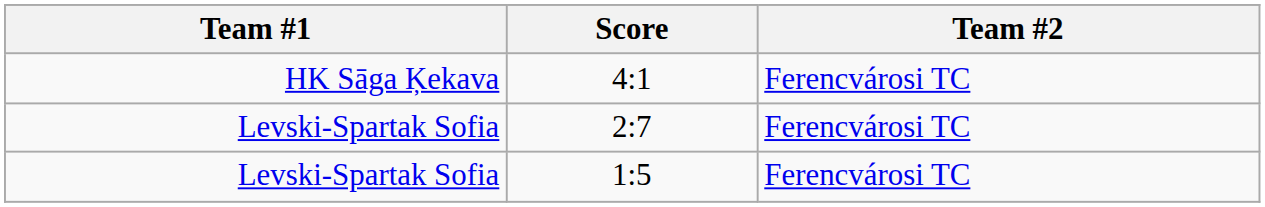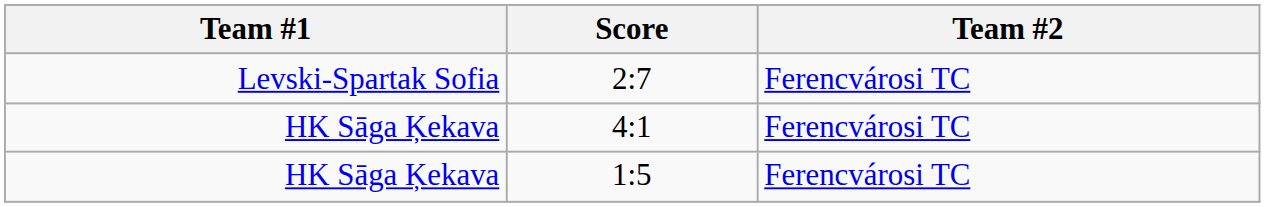rows swapped: (632, 126) <-> (632, 77)
(369, 175) Levski-Spartak Sofia -> (392, 175) HK Sāga Ķekava
